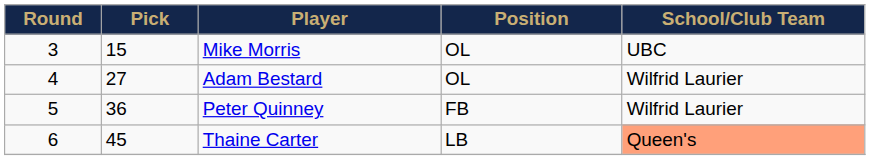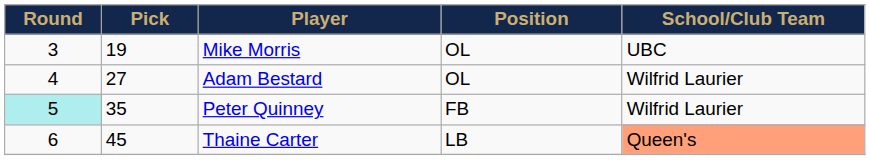(116, 49) 15 -> (116, 49) 19
(53, 109) no background -> (53, 109) paleturquoise background
(116, 109) 36 -> (116, 109) 35
